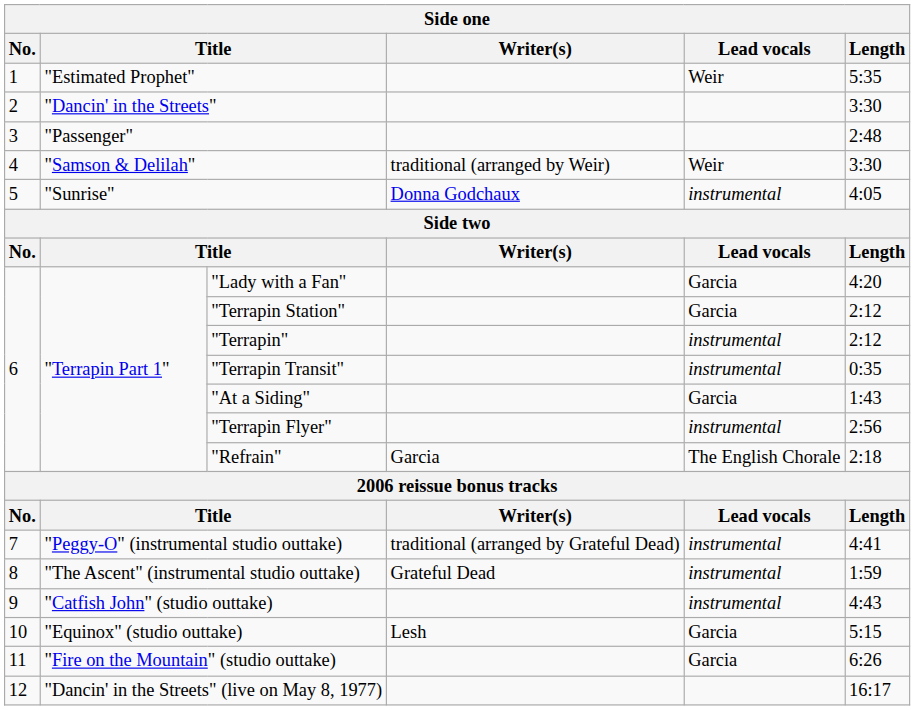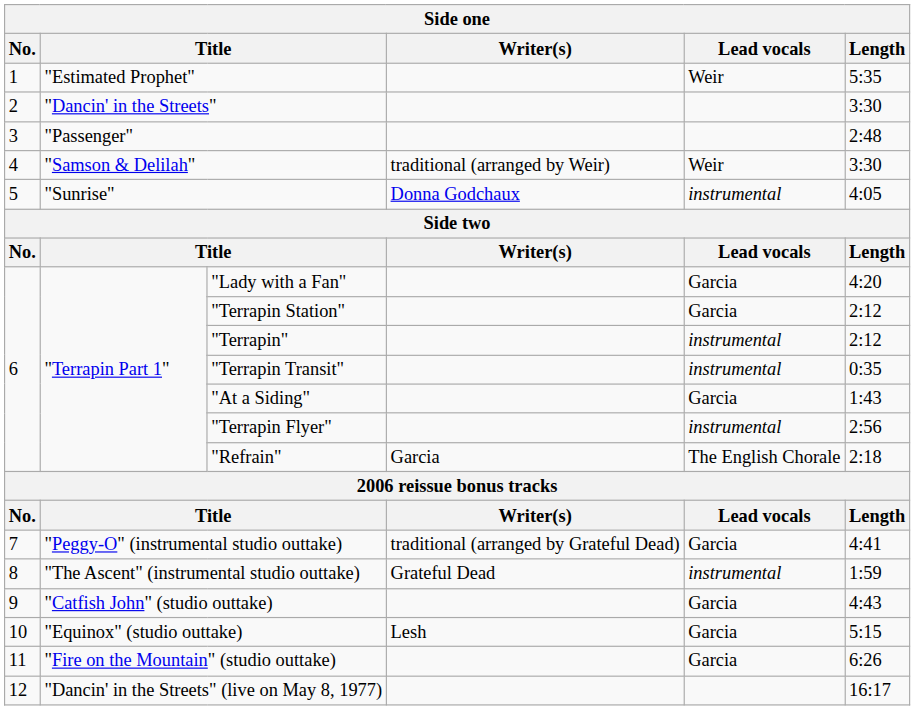(735, 544) instrumental -> (713, 544) Garcia
(735, 602) instrumental -> (713, 602) Garcia
